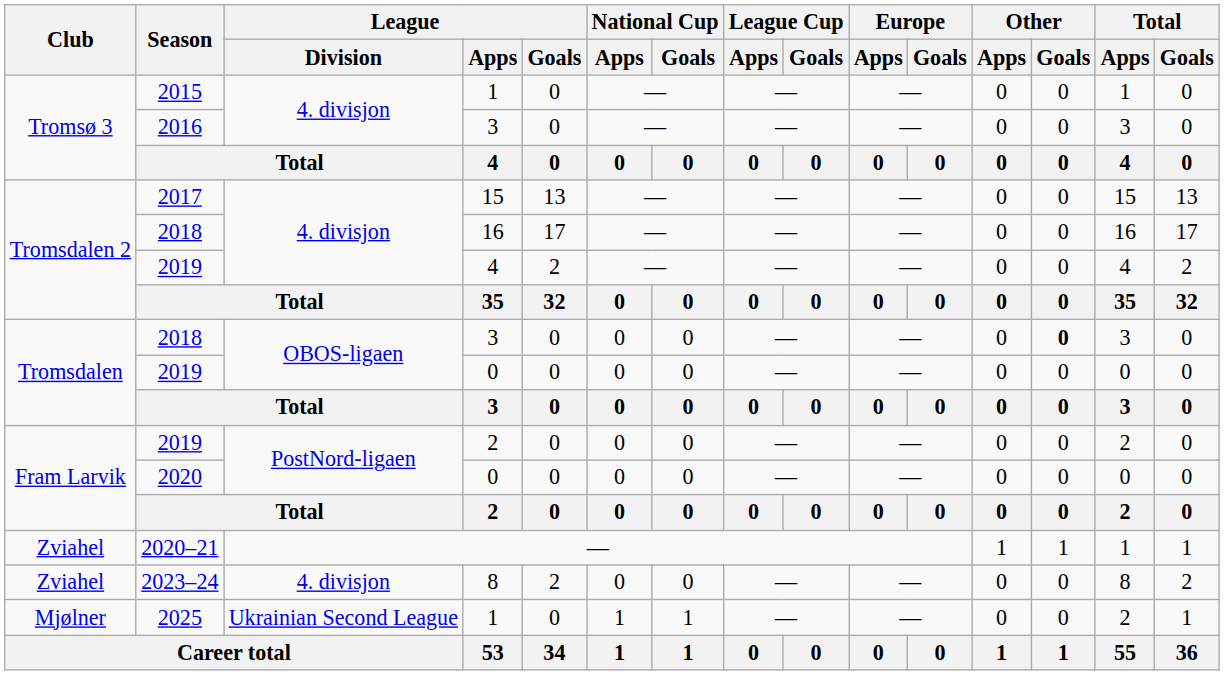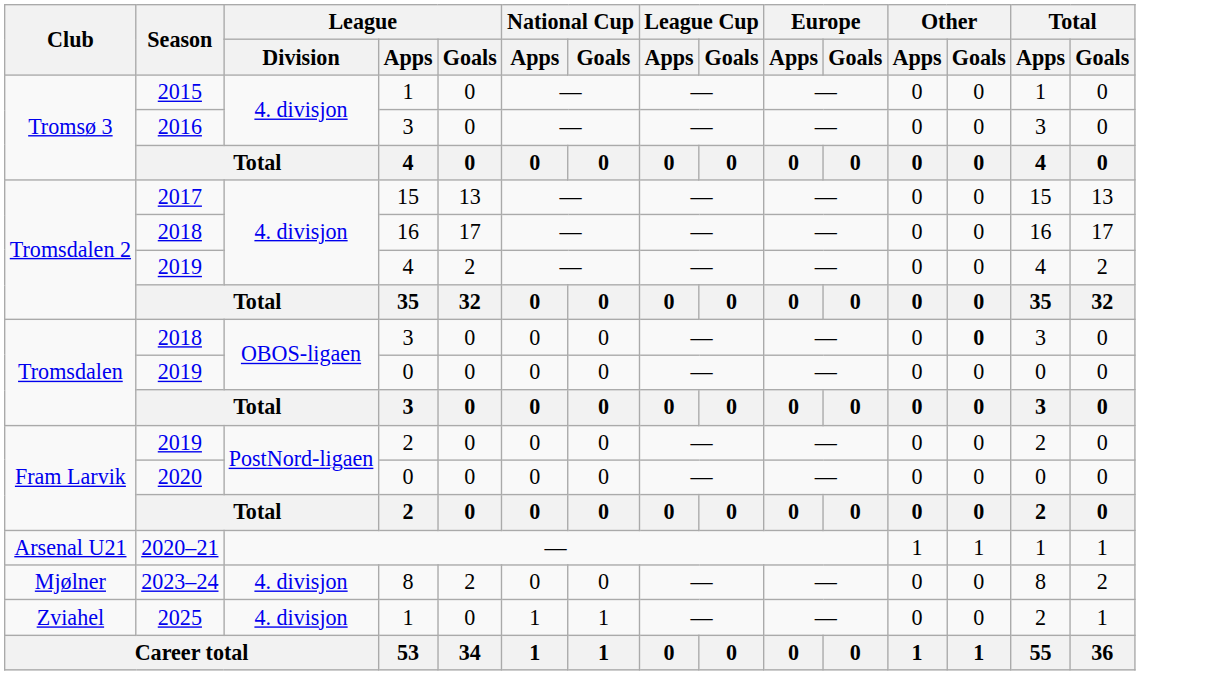(70, 547) Zviahel -> (70, 547) Arsenal U21
(70, 582) Zviahel -> (70, 582) Mjølner
(70, 617) Mjølner -> (70, 617) Zviahel
(343, 617) Ukrainian Second League -> (301, 617) 4. divisjon
